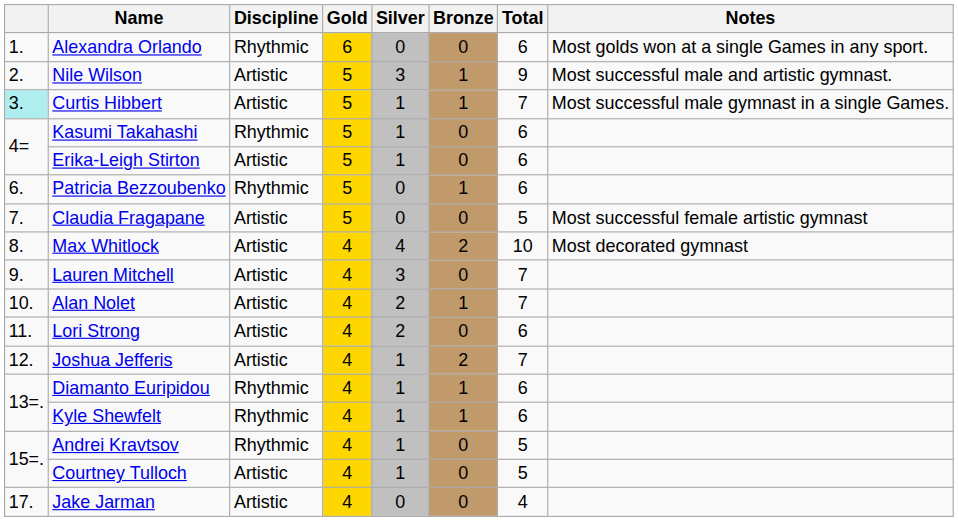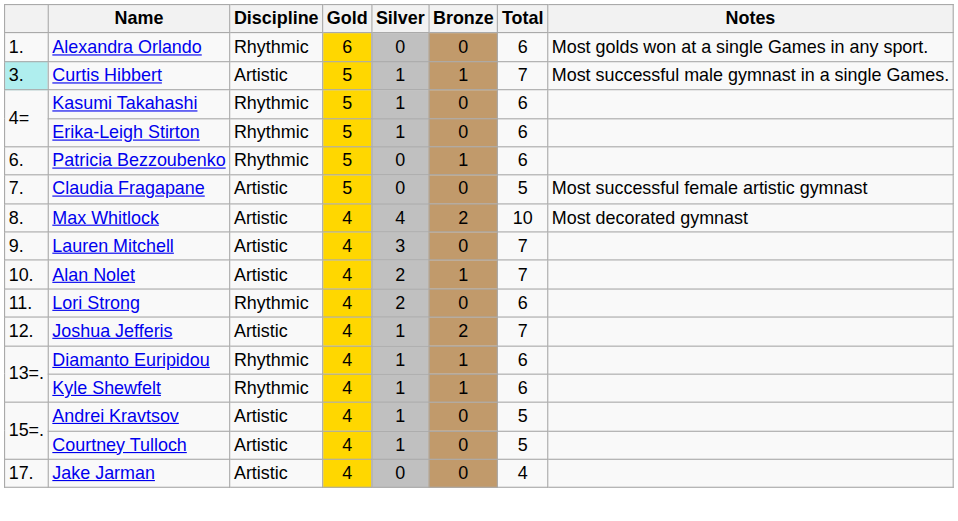- row: (97, 75)
(261, 160) Artistic -> (271, 132) Rhythmic
(261, 331) Artistic -> (271, 302) Rhythmic
(271, 445) Rhythmic -> (261, 416) Artistic
